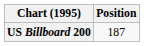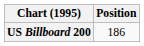(116, 32) 187 -> (116, 32) 186
